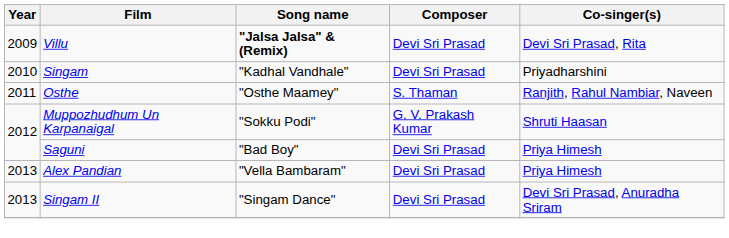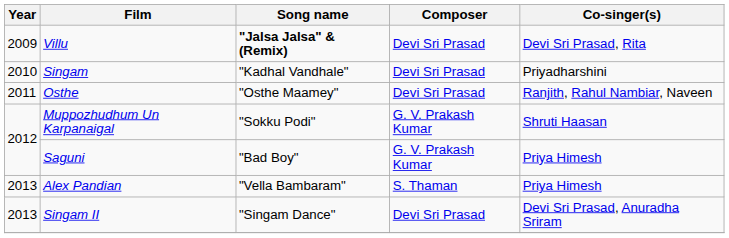(425, 93) S. Thaman -> (439, 93) Devi Sri Prasad
(439, 150) Devi Sri Prasad -> (433, 157) G. V. Prakash Kumar
(439, 171) Devi Sri Prasad -> (425, 186) S. Thaman
